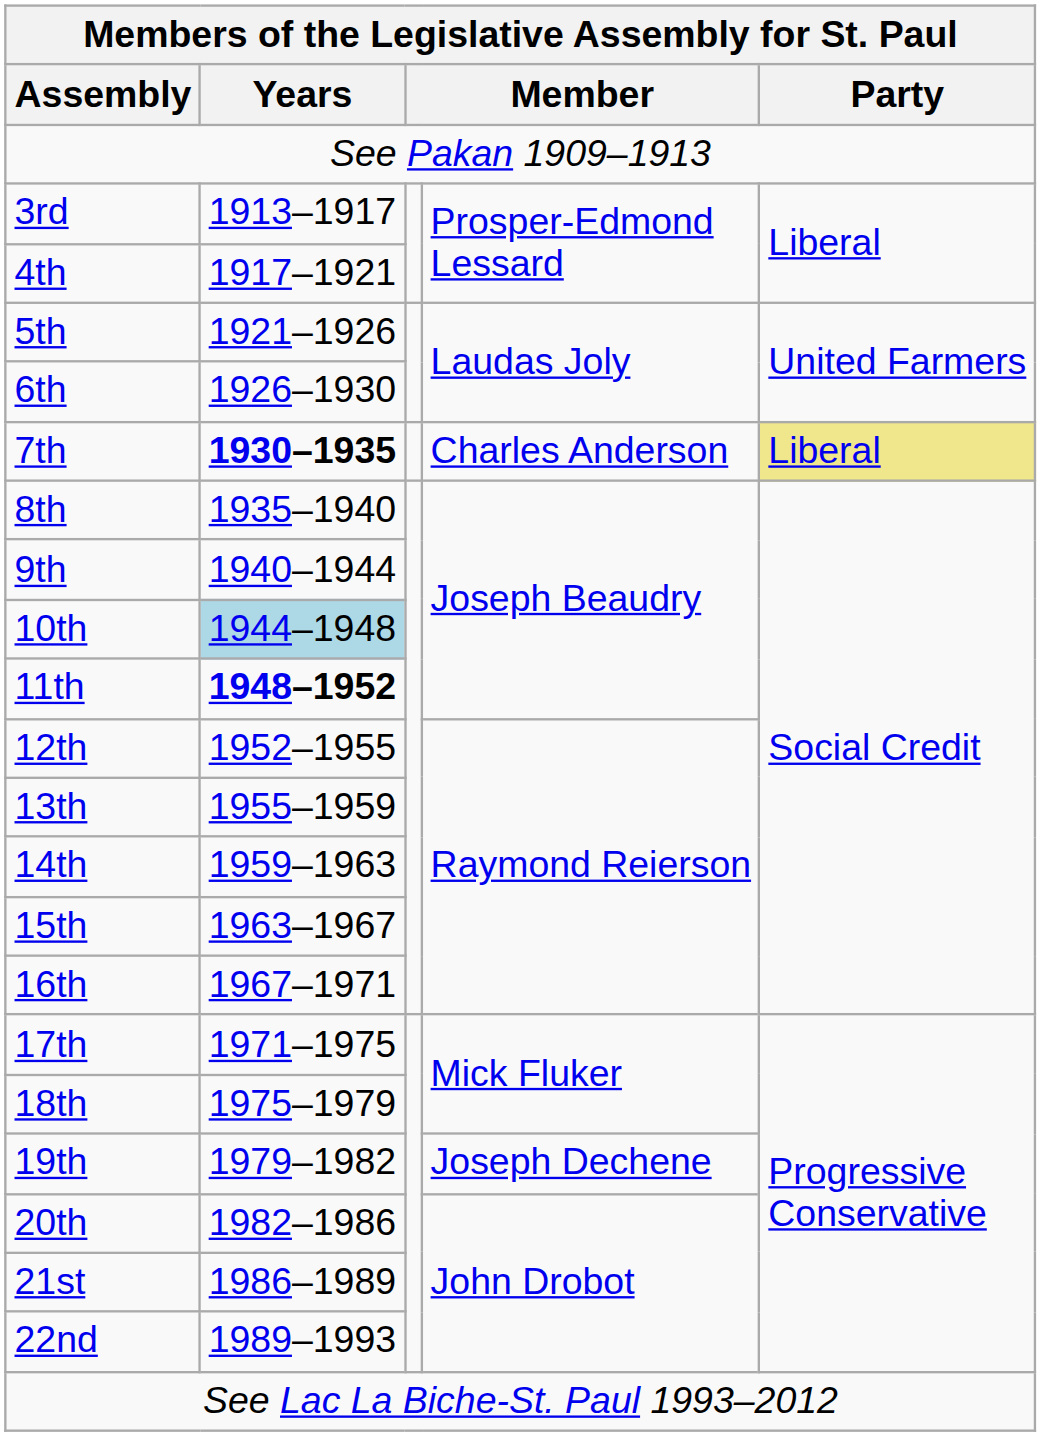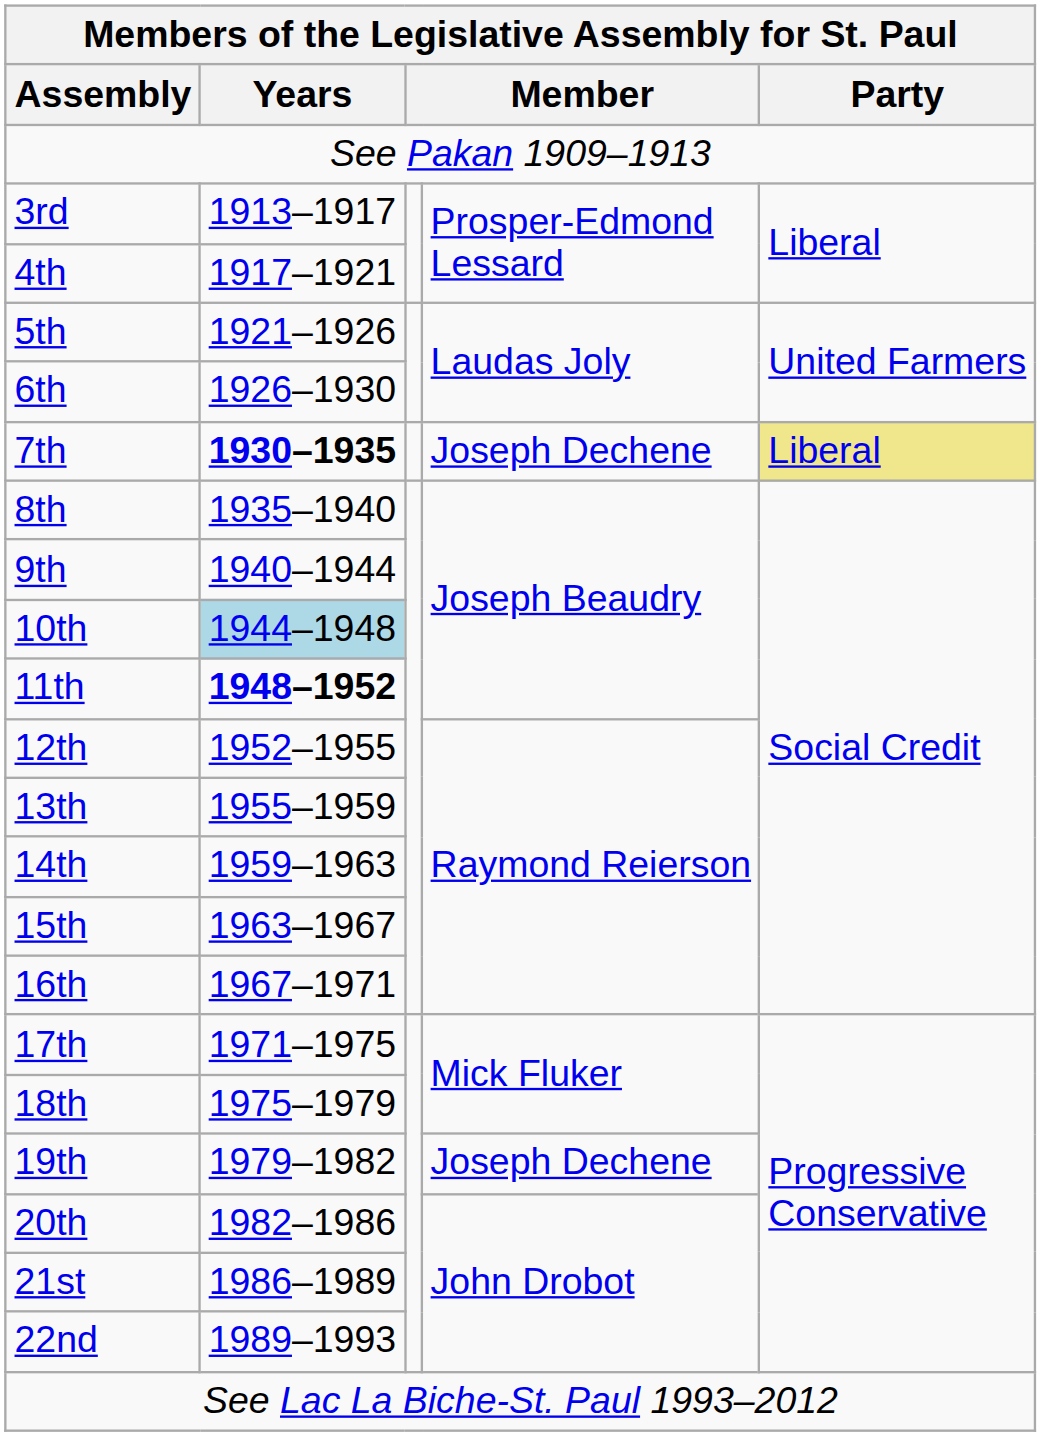(579, 450) Charles Anderson -> (571, 450) Joseph Dechene
